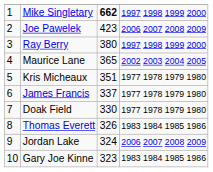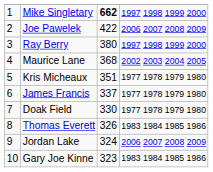(108, 28) 423 -> (108, 28) 422
(108, 61) 365 -> (108, 61) 368
